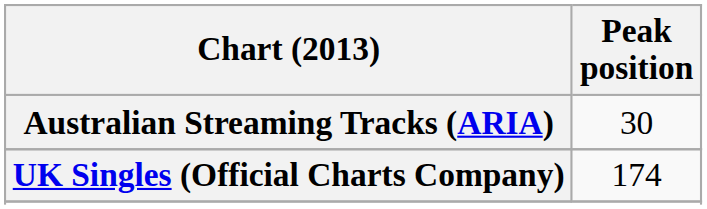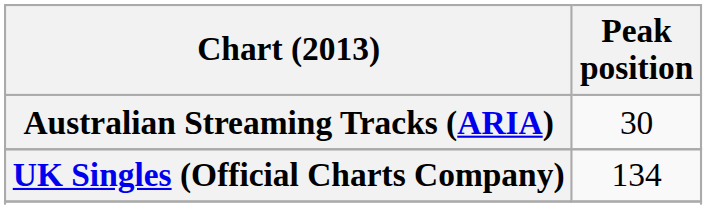(637, 174) 174 -> (637, 174) 134
